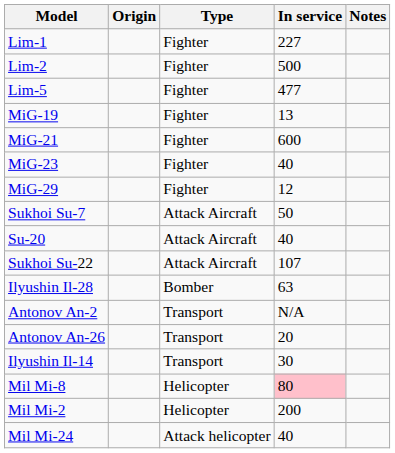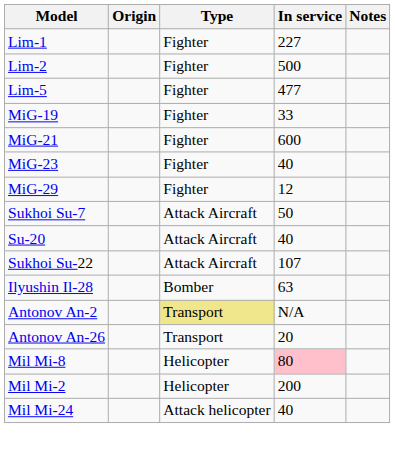(286, 115) 13 -> (286, 115) 33
(193, 312) no background -> (193, 312) khaki background
- row: (51, 361)
